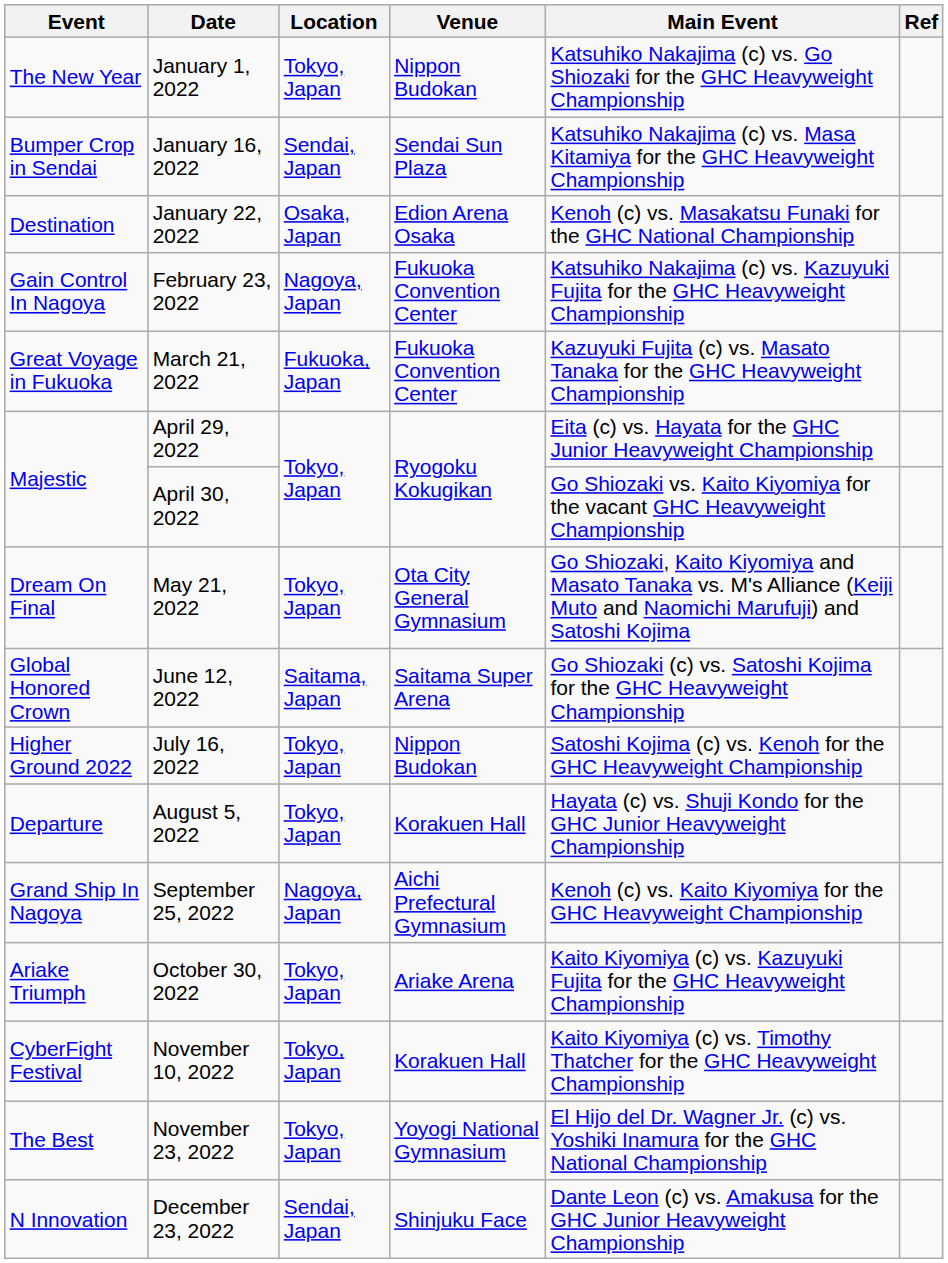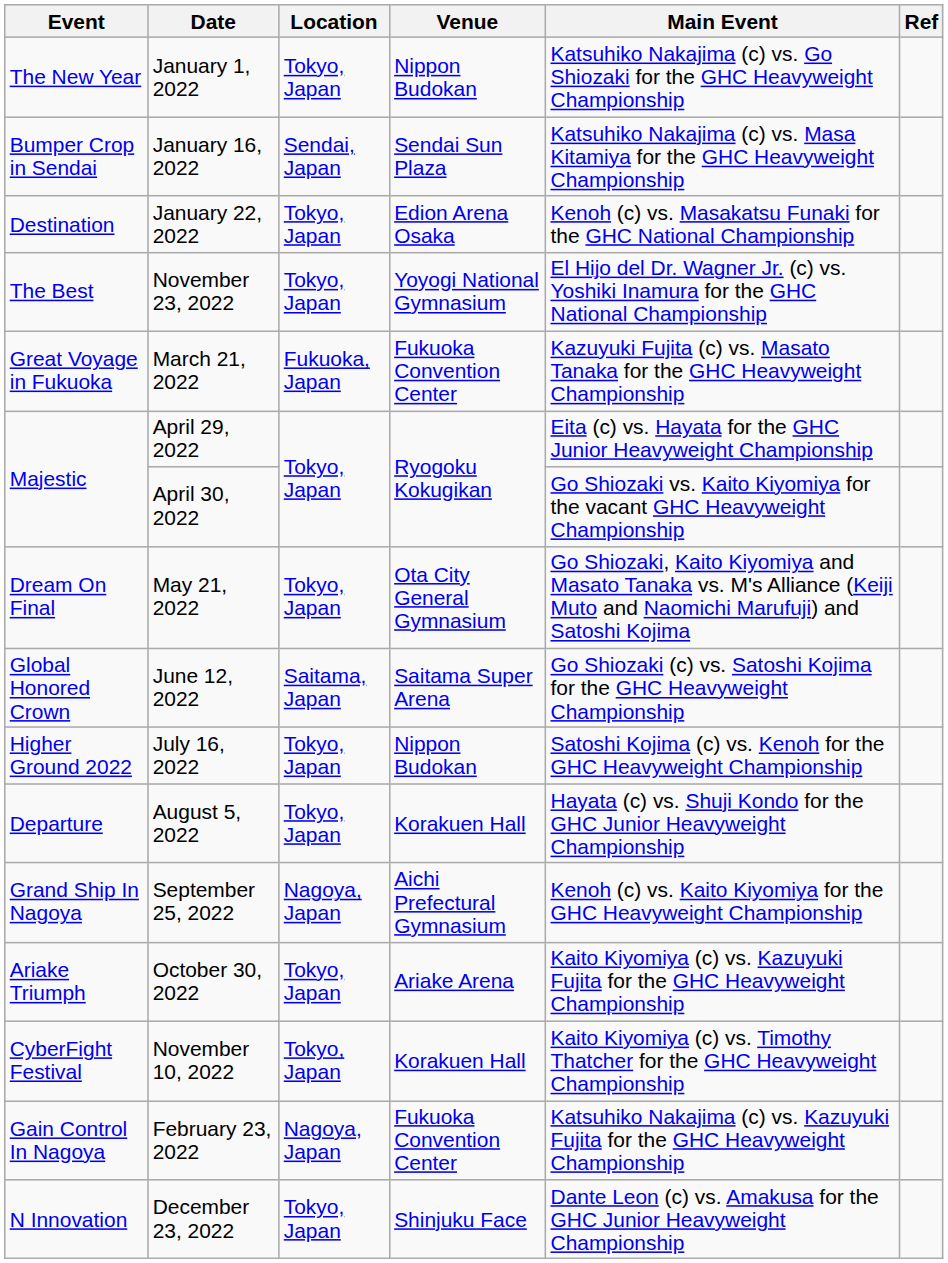(317, 224) Osaka, Japan -> (314, 224) Tokyo, Japan
rows swapped: (212, 292) <-> (201, 1140)
(319, 1219) Sendai, Japan -> (314, 1219) Tokyo, Japan
